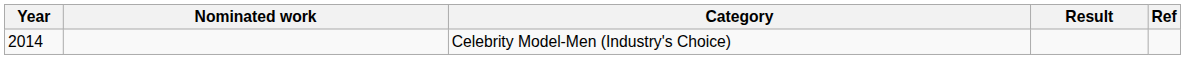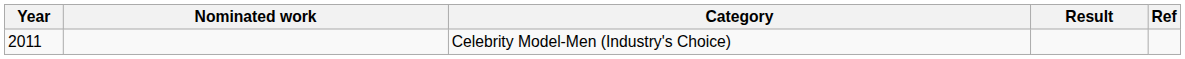(26, 41) 2014 -> (25, 41) 2011
